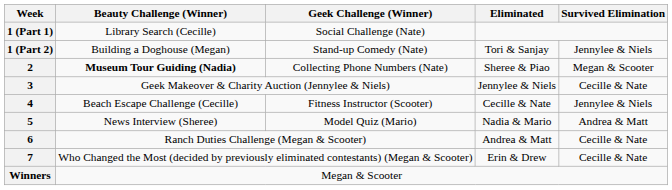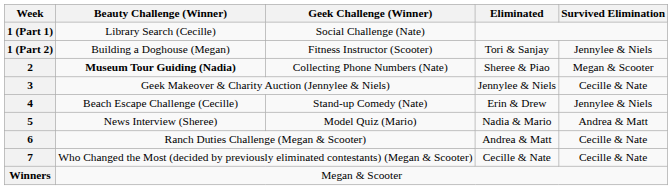(370, 49) Stand-up Comedy (Nate) -> (370, 49) Fitness Instructor (Scooter)
(370, 103) Fitness Instructor (Scooter) -> (370, 103) Stand-up Comedy (Nate)
(517, 103) Cecille & Nate -> (517, 103) Erin & Drew
(517, 157) Erin & Drew -> (517, 157) Cecille & Nate
